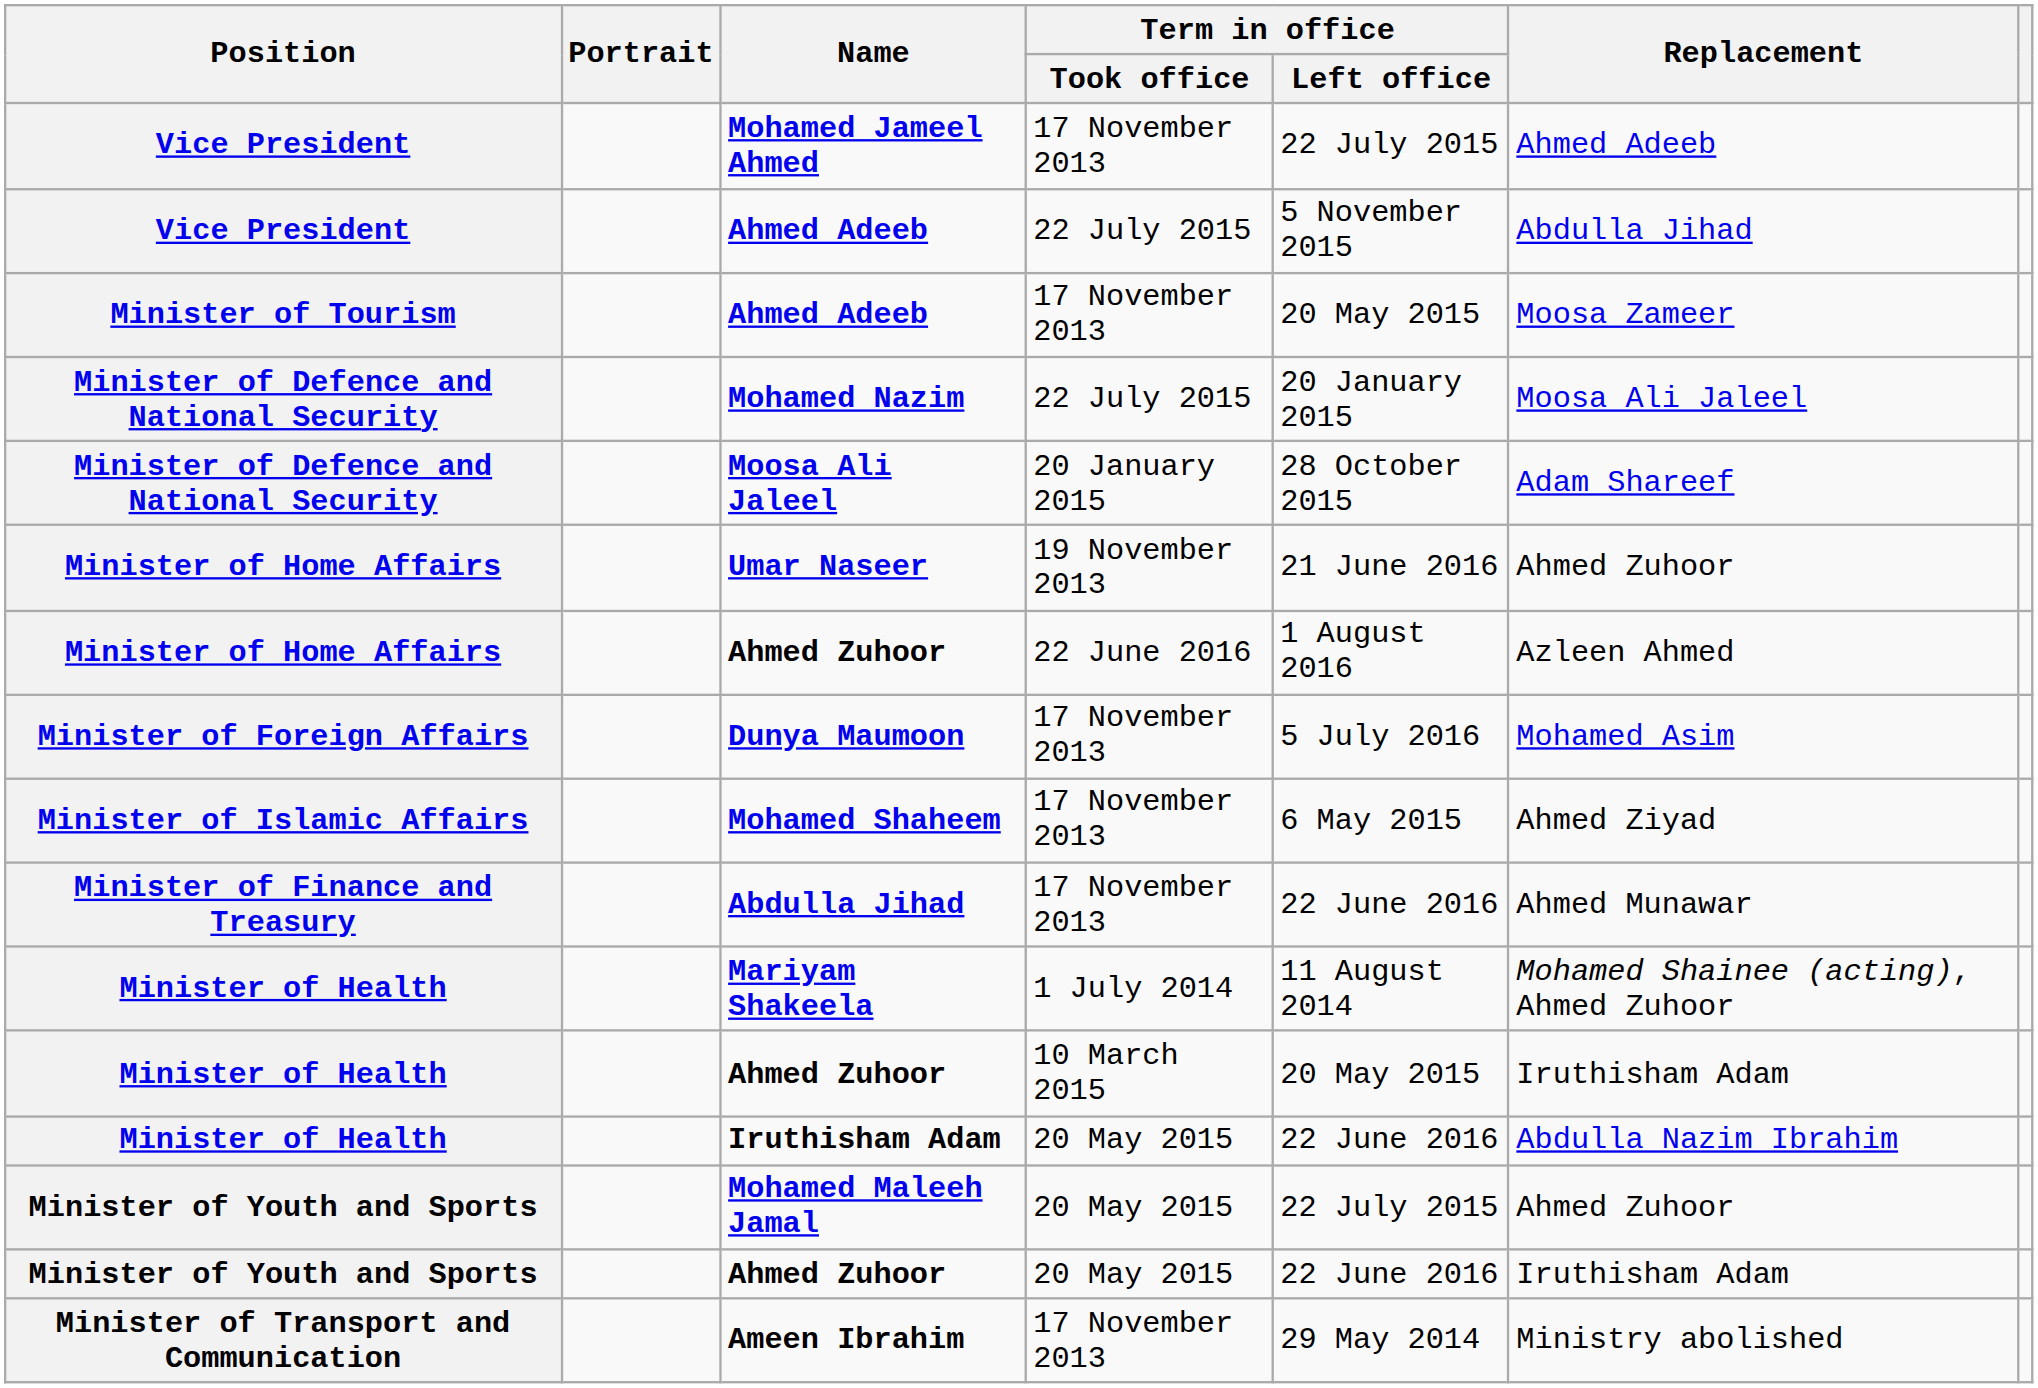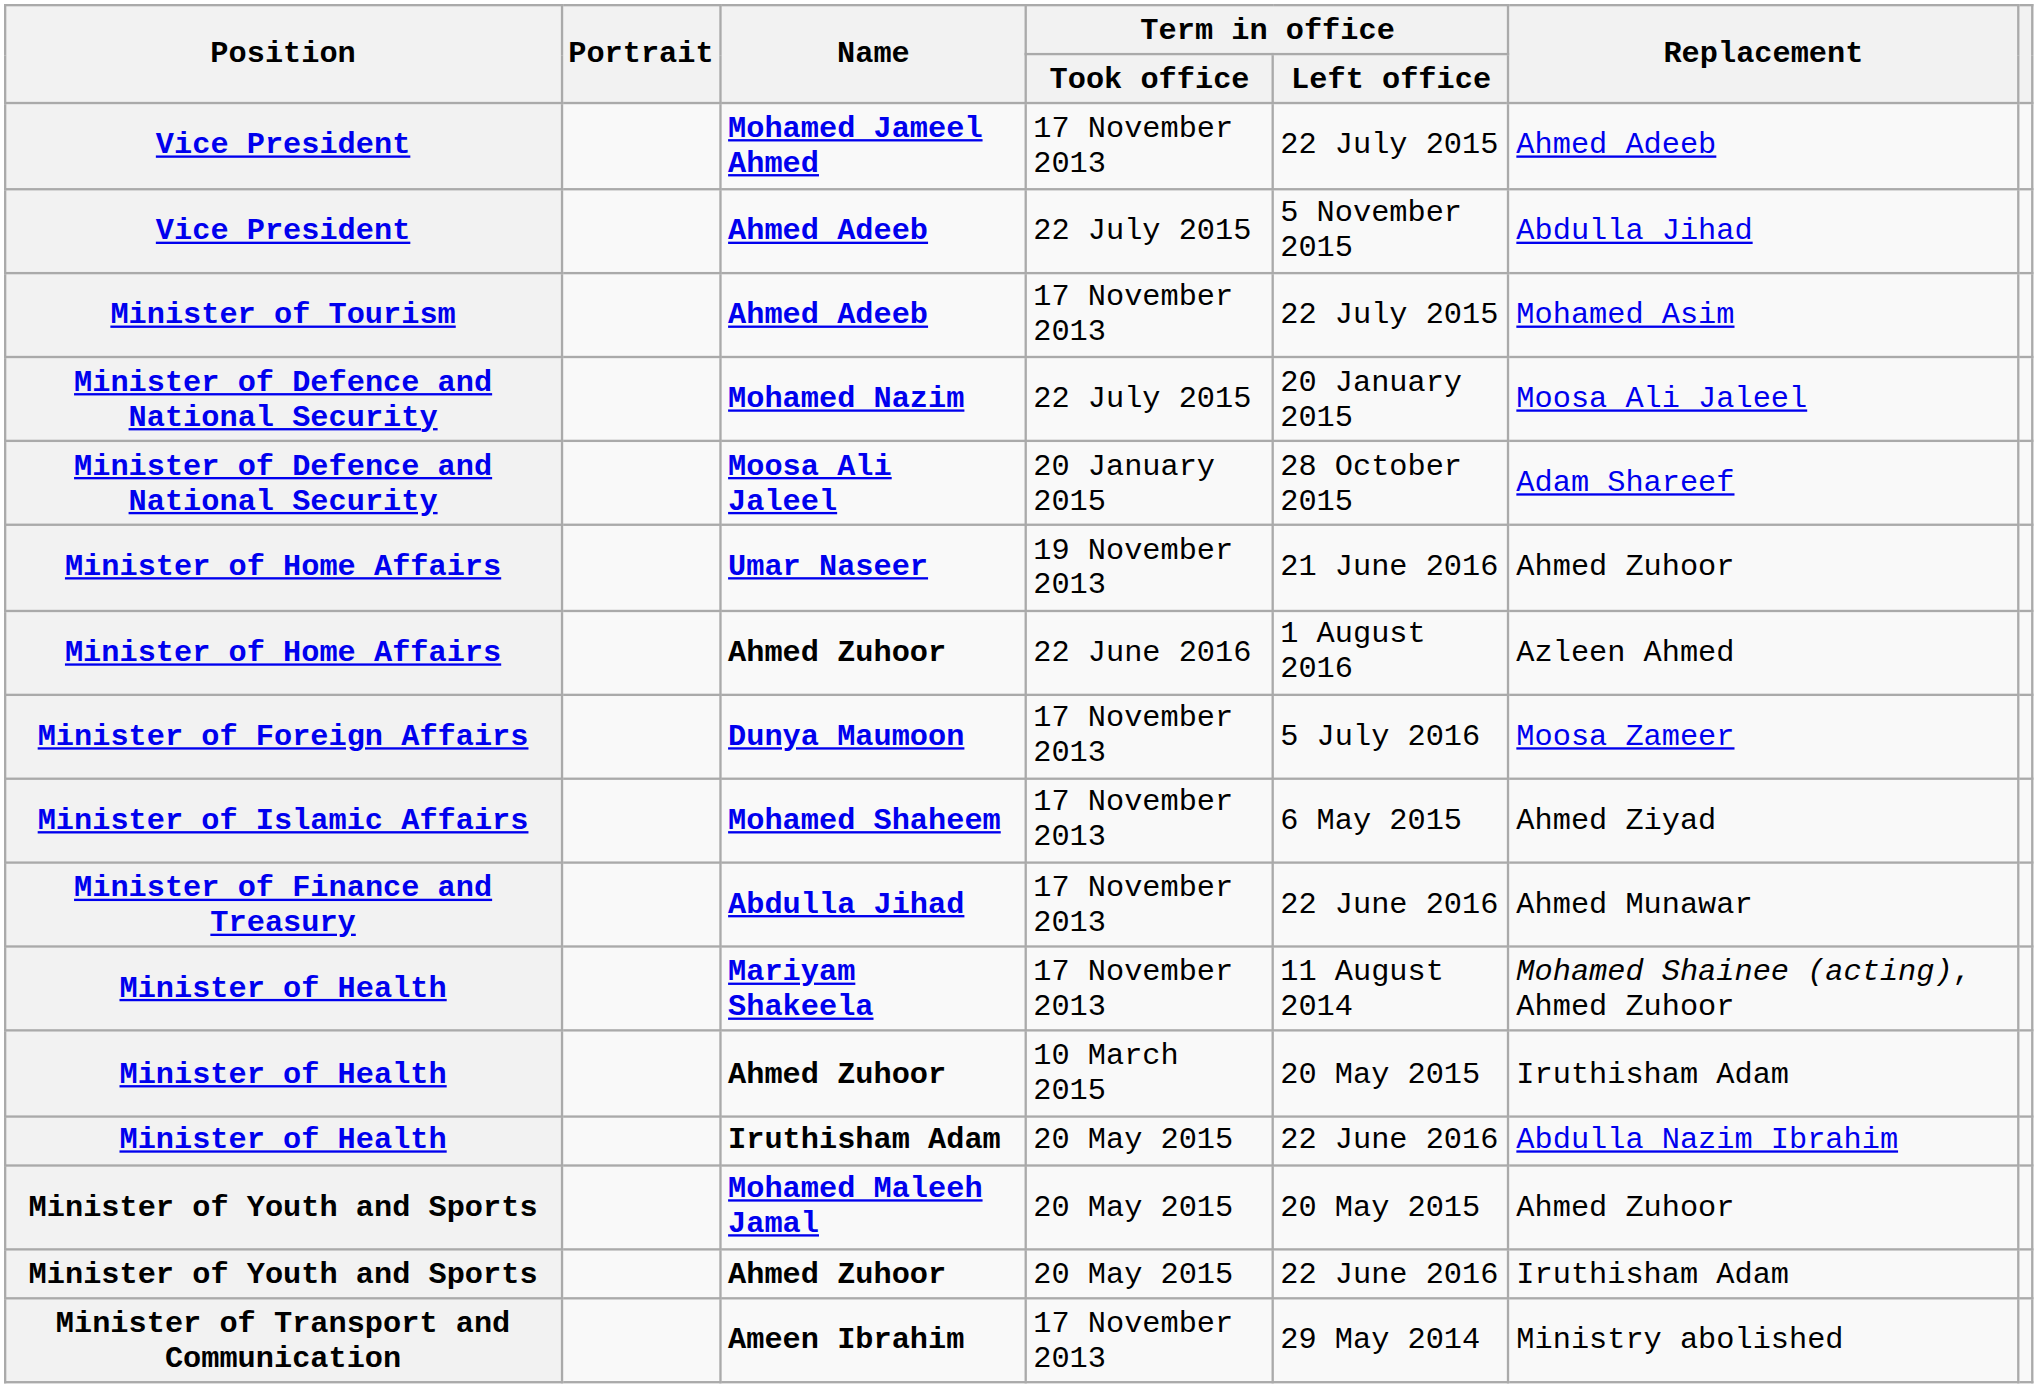(1380, 315) 20 May 2015 -> (1389, 315) 22 July 2015
(1625, 315) Moosa Zameer -> (1625, 315) Mohamed Asim
(1625, 736) Mohamed Asim -> (1625, 736) Moosa Zameer
(1133, 989) 1 July 2014 -> (1133, 989) 17 November 2013
(1389, 1207) 22 July 2015 -> (1380, 1207) 20 May 2015
